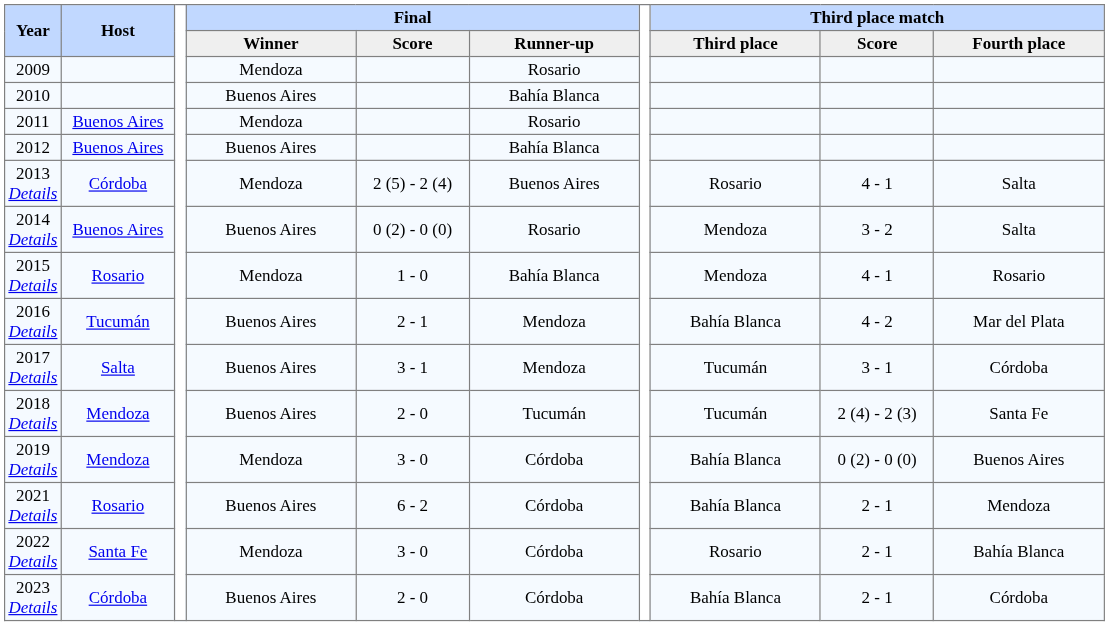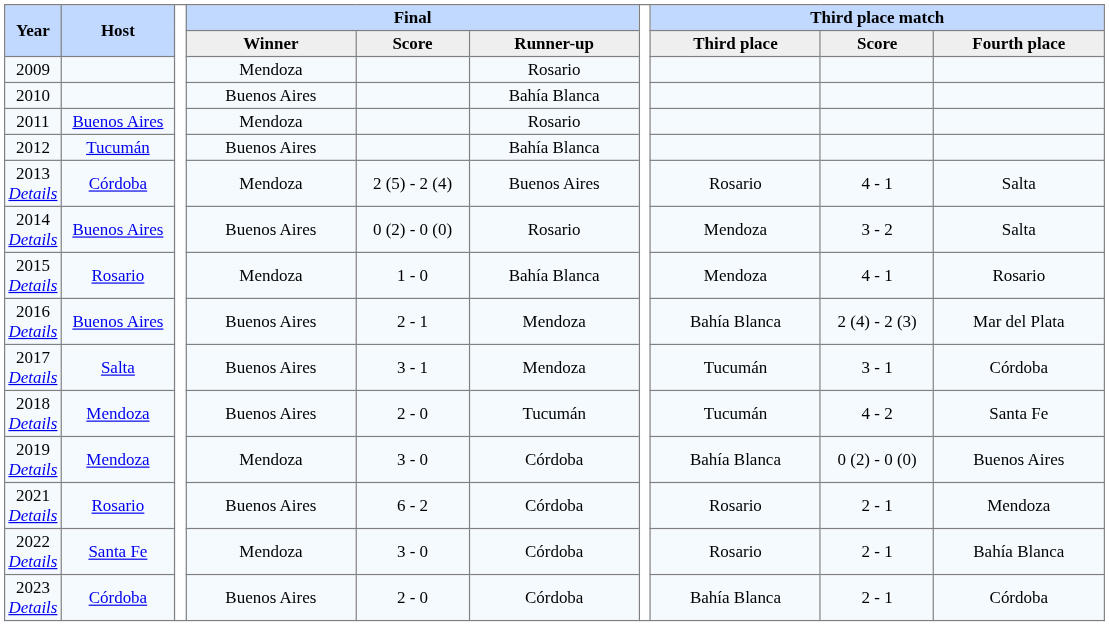(118, 147) Buenos Aires -> (118, 147) Tucumán
(118, 321) Tucumán -> (118, 321) Buenos Aires
(877, 321) 4 - 2 -> (877, 321) 2 (4) - 2 (3)
(877, 413) 2 (4) - 2 (3) -> (877, 413) 4 - 2
(735, 505) Bahía Blanca -> (735, 505) Rosario
